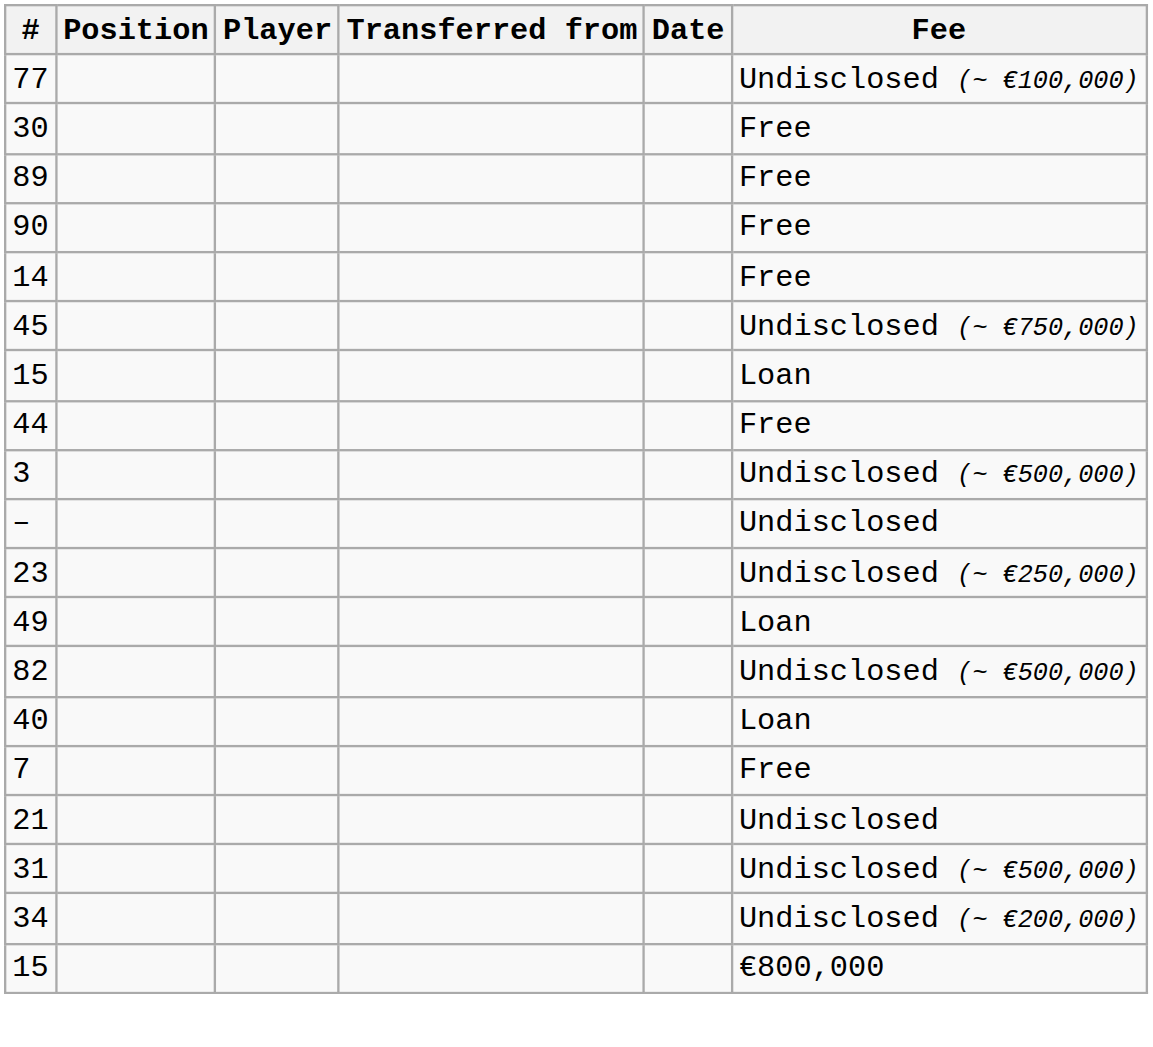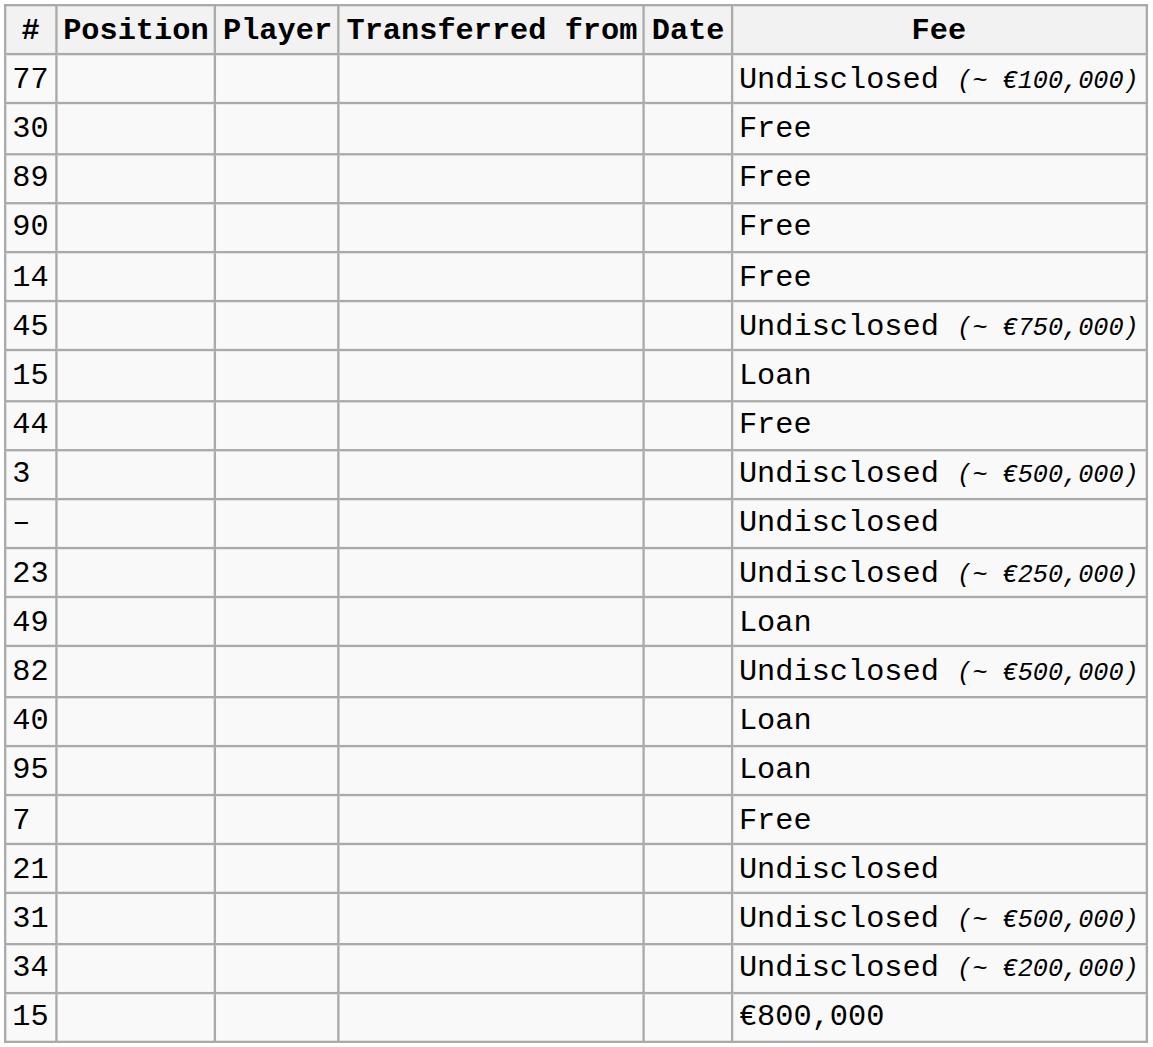+ row: (31, 770)
